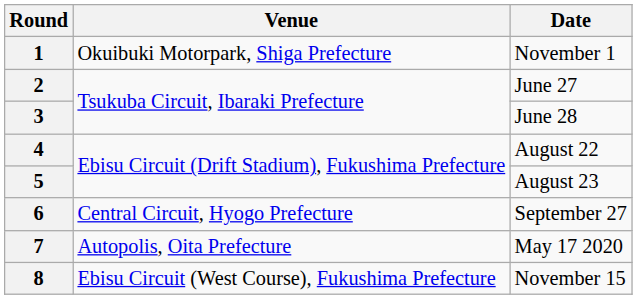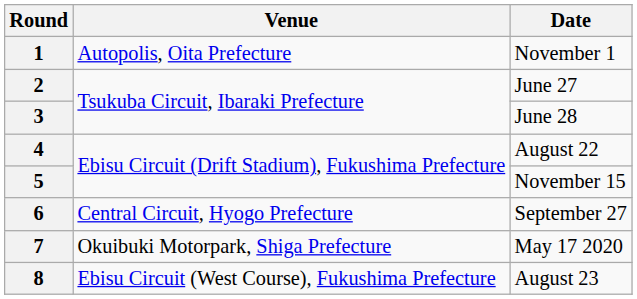(234, 52) Okuibuki Motorpark, Shiga Prefecture -> (184, 52) Autopolis, Oita Prefecture
(557, 181) August 23 -> (570, 181) November 15
(184, 246) Autopolis, Oita Prefecture -> (234, 246) Okuibuki Motorpark, Shiga Prefecture
(570, 278) November 15 -> (557, 278) August 23
